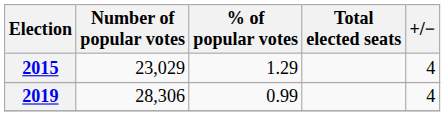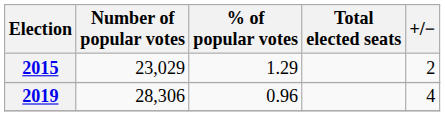(431, 67) 4 -> (431, 67) 2
(282, 96) 0.99 -> (282, 96) 0.96
